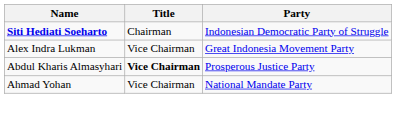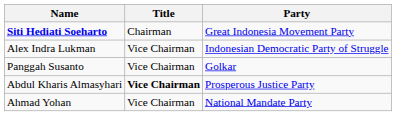(297, 31) Indonesian Democratic Party of Struggle -> (280, 31) Great Indonesia Movement Party
(280, 48) Great Indonesia Movement Party -> (297, 48) Indonesian Democratic Party of Struggle
+ row: (45, 66)
